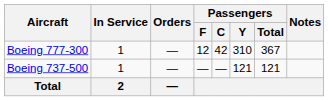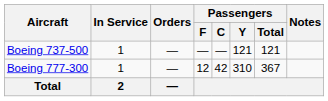rows swapped: (48, 68) <-> (48, 50)
